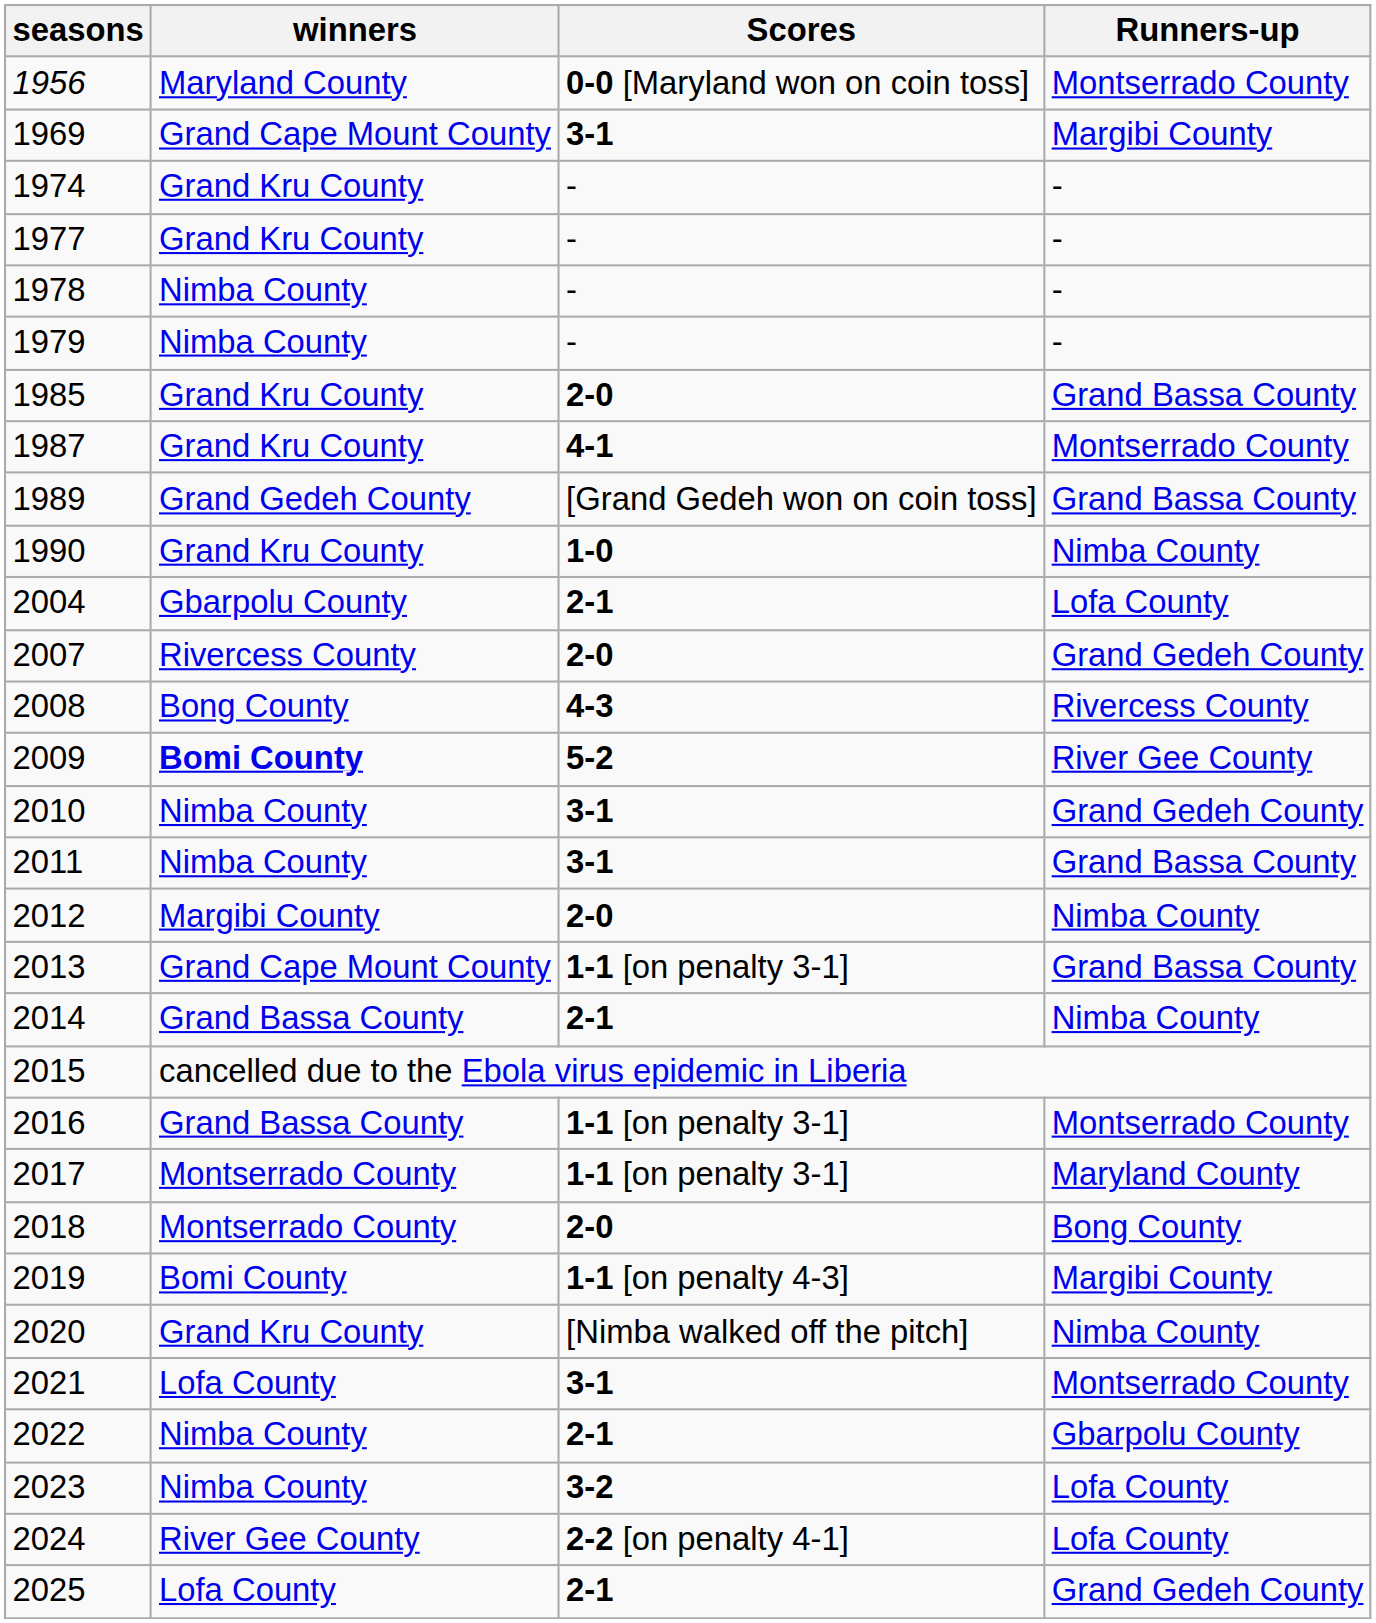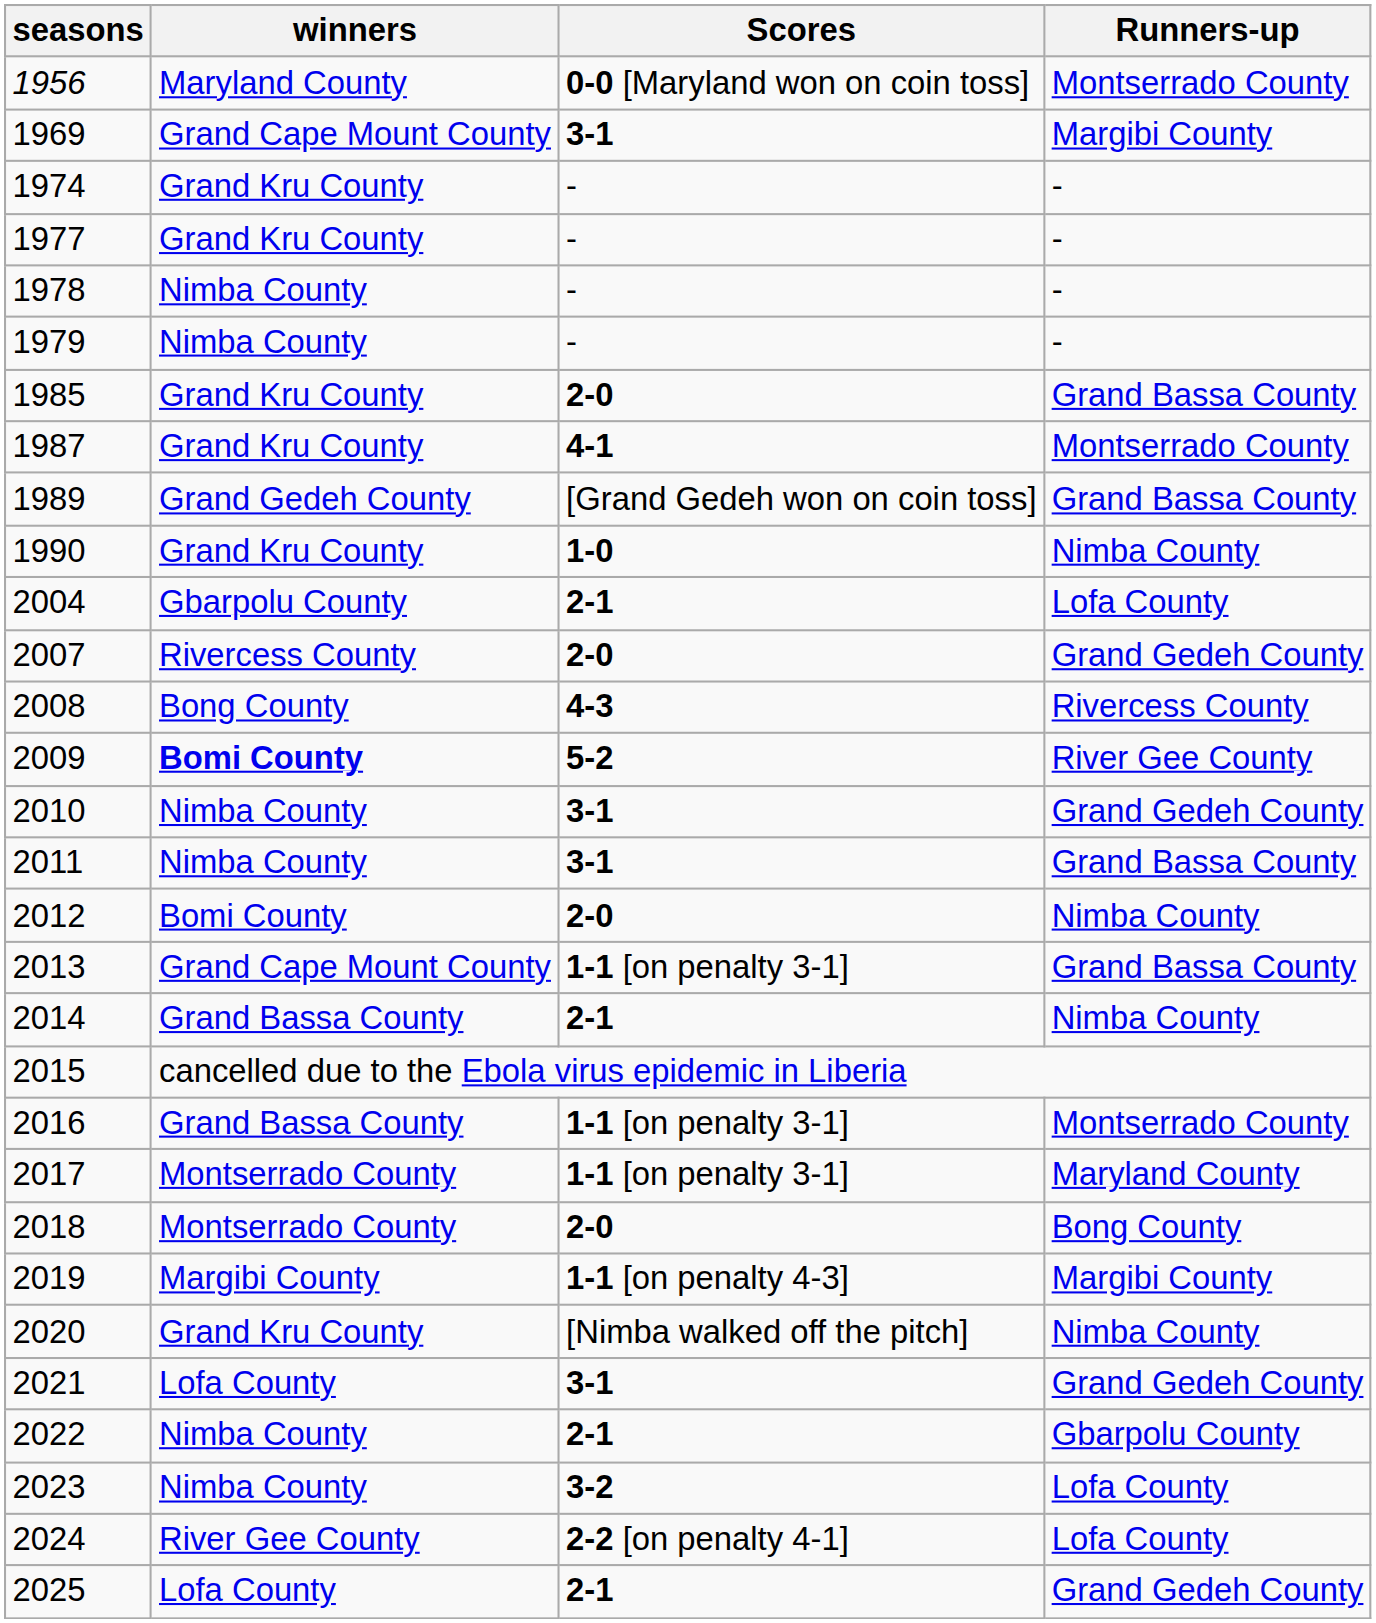(269, 914) Margibi County -> (253, 914) Bomi County
(253, 1278) Bomi County -> (269, 1278) Margibi County
(1200, 1382) Montserrado County -> (1208, 1382) Grand Gedeh County
